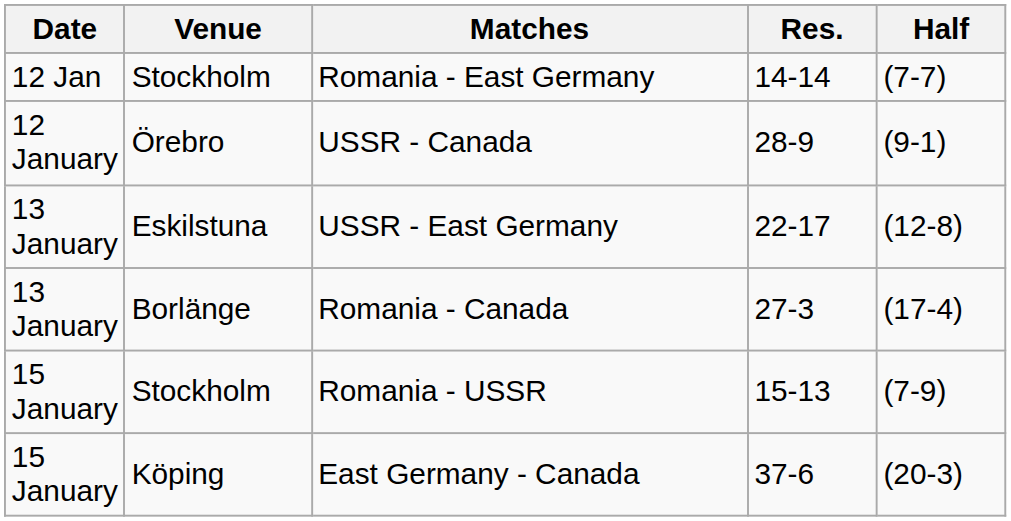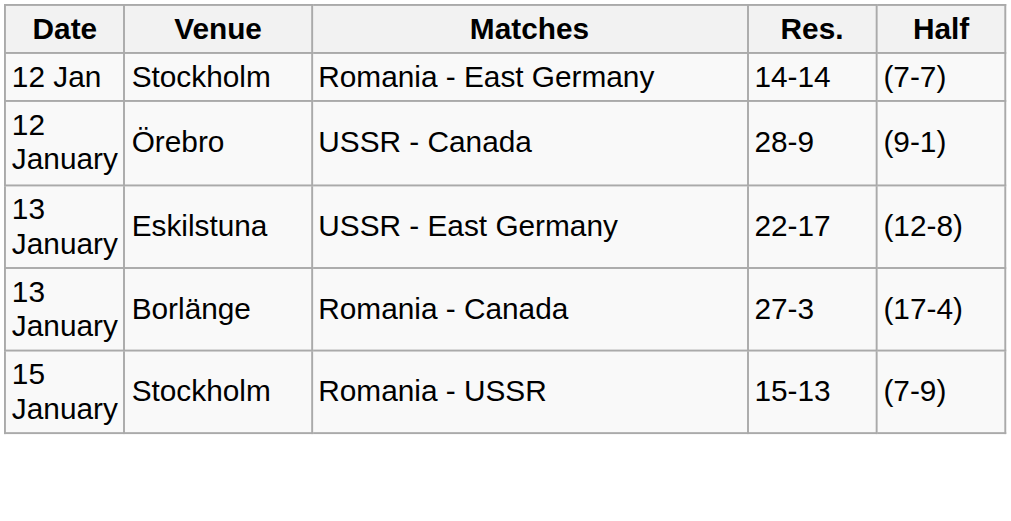- row: (479, 473)
